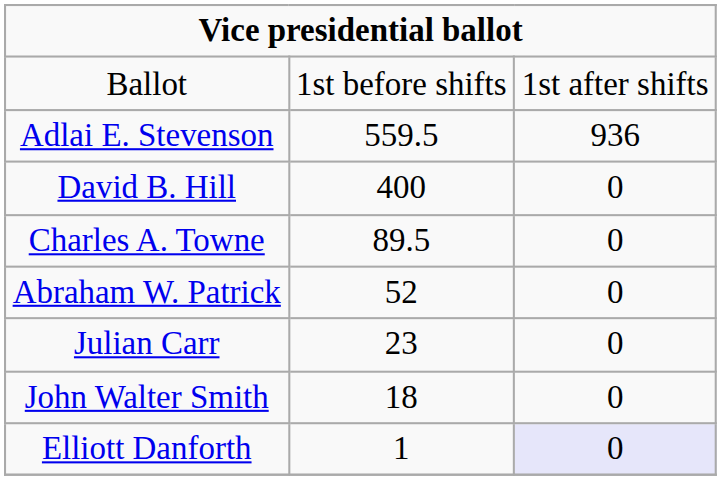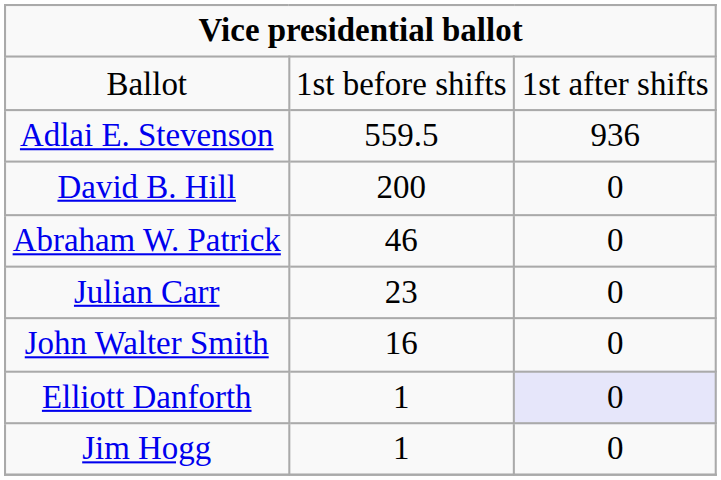(401, 187) 400 -> (401, 187) 200
- row: (147, 239)
(401, 291) 52 -> (401, 239) 46
(401, 396) 18 -> (401, 344) 16
+ row: (147, 448)
